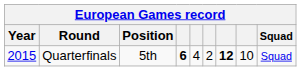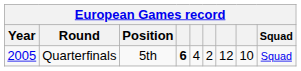(22, 55) 2015 -> (22, 55) 2005
(226, 55) bold -> (226, 55) normal
